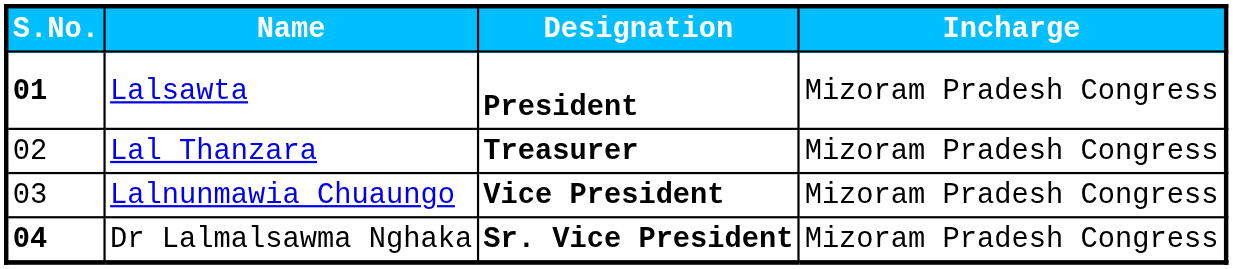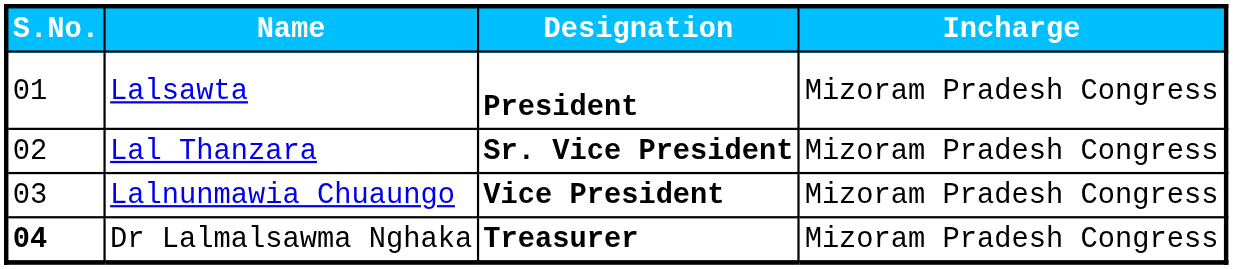(30, 90) bold -> (30, 90) normal
(561, 151) Treasurer -> (638, 151) Sr. Vice President
(638, 239) Sr. Vice President -> (561, 239) Treasurer
